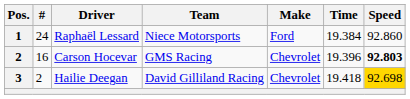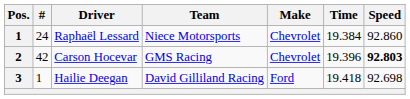(282, 36) Ford -> (295, 36) Chevrolet
(42, 57) 16 -> (42, 57) 42
(39, 78) 2 -> (39, 78) 1
(295, 78) Chevrolet -> (282, 78) Ford
(385, 78) gold background -> (385, 78) no background
